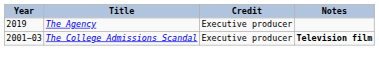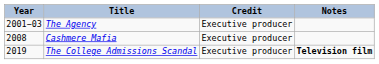(16, 25) 2019 -> (24, 25) 2001−03
+ row: (81, 39)
(24, 39) 2001−03 -> (16, 52) 2019
